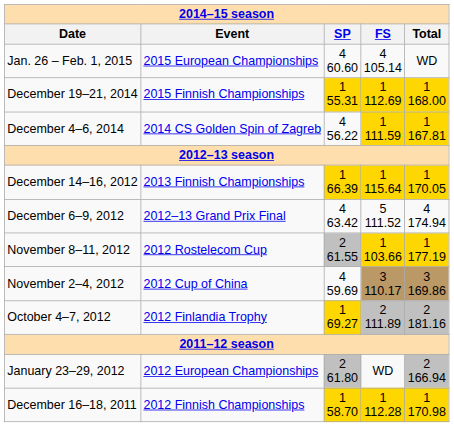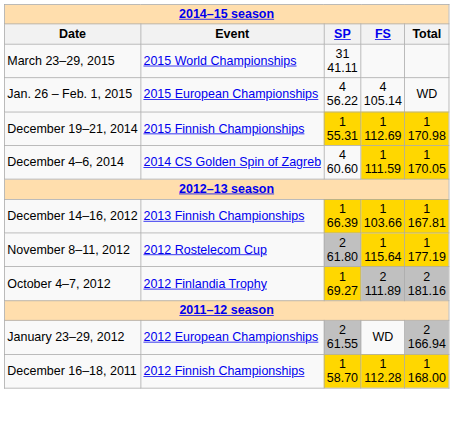+ row: (61, 61)
(342, 61) 4 60.60 -> (342, 94) 4 56.22
(427, 94) 1 168.00 -> (427, 128) 1 170.98
(342, 128) 4 56.22 -> (342, 162) 4 60.60
(427, 128) 1 167.81 -> (427, 162) 1 170.05
(383, 182) 1 115.64 -> (383, 216) 1 103.66
(427, 182) 1 170.05 -> (427, 216) 1 167.81
- row: (66, 216)
(342, 249) 2 61.55 -> (342, 249) 2 61.80
(383, 249) 1 103.66 -> (383, 249) 1 115.64
- row: (66, 283)
(342, 371) 2 61.80 -> (342, 337) 2 61.55
(427, 405) 1 170.98 -> (427, 371) 1 168.00
